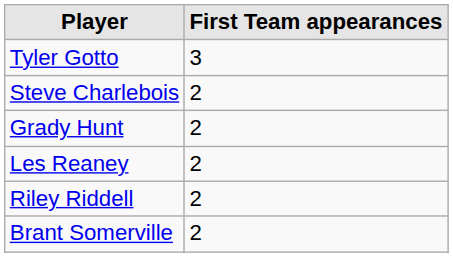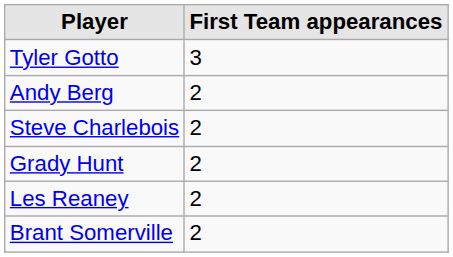+ row: (62, 92)
- row: (72, 198)
